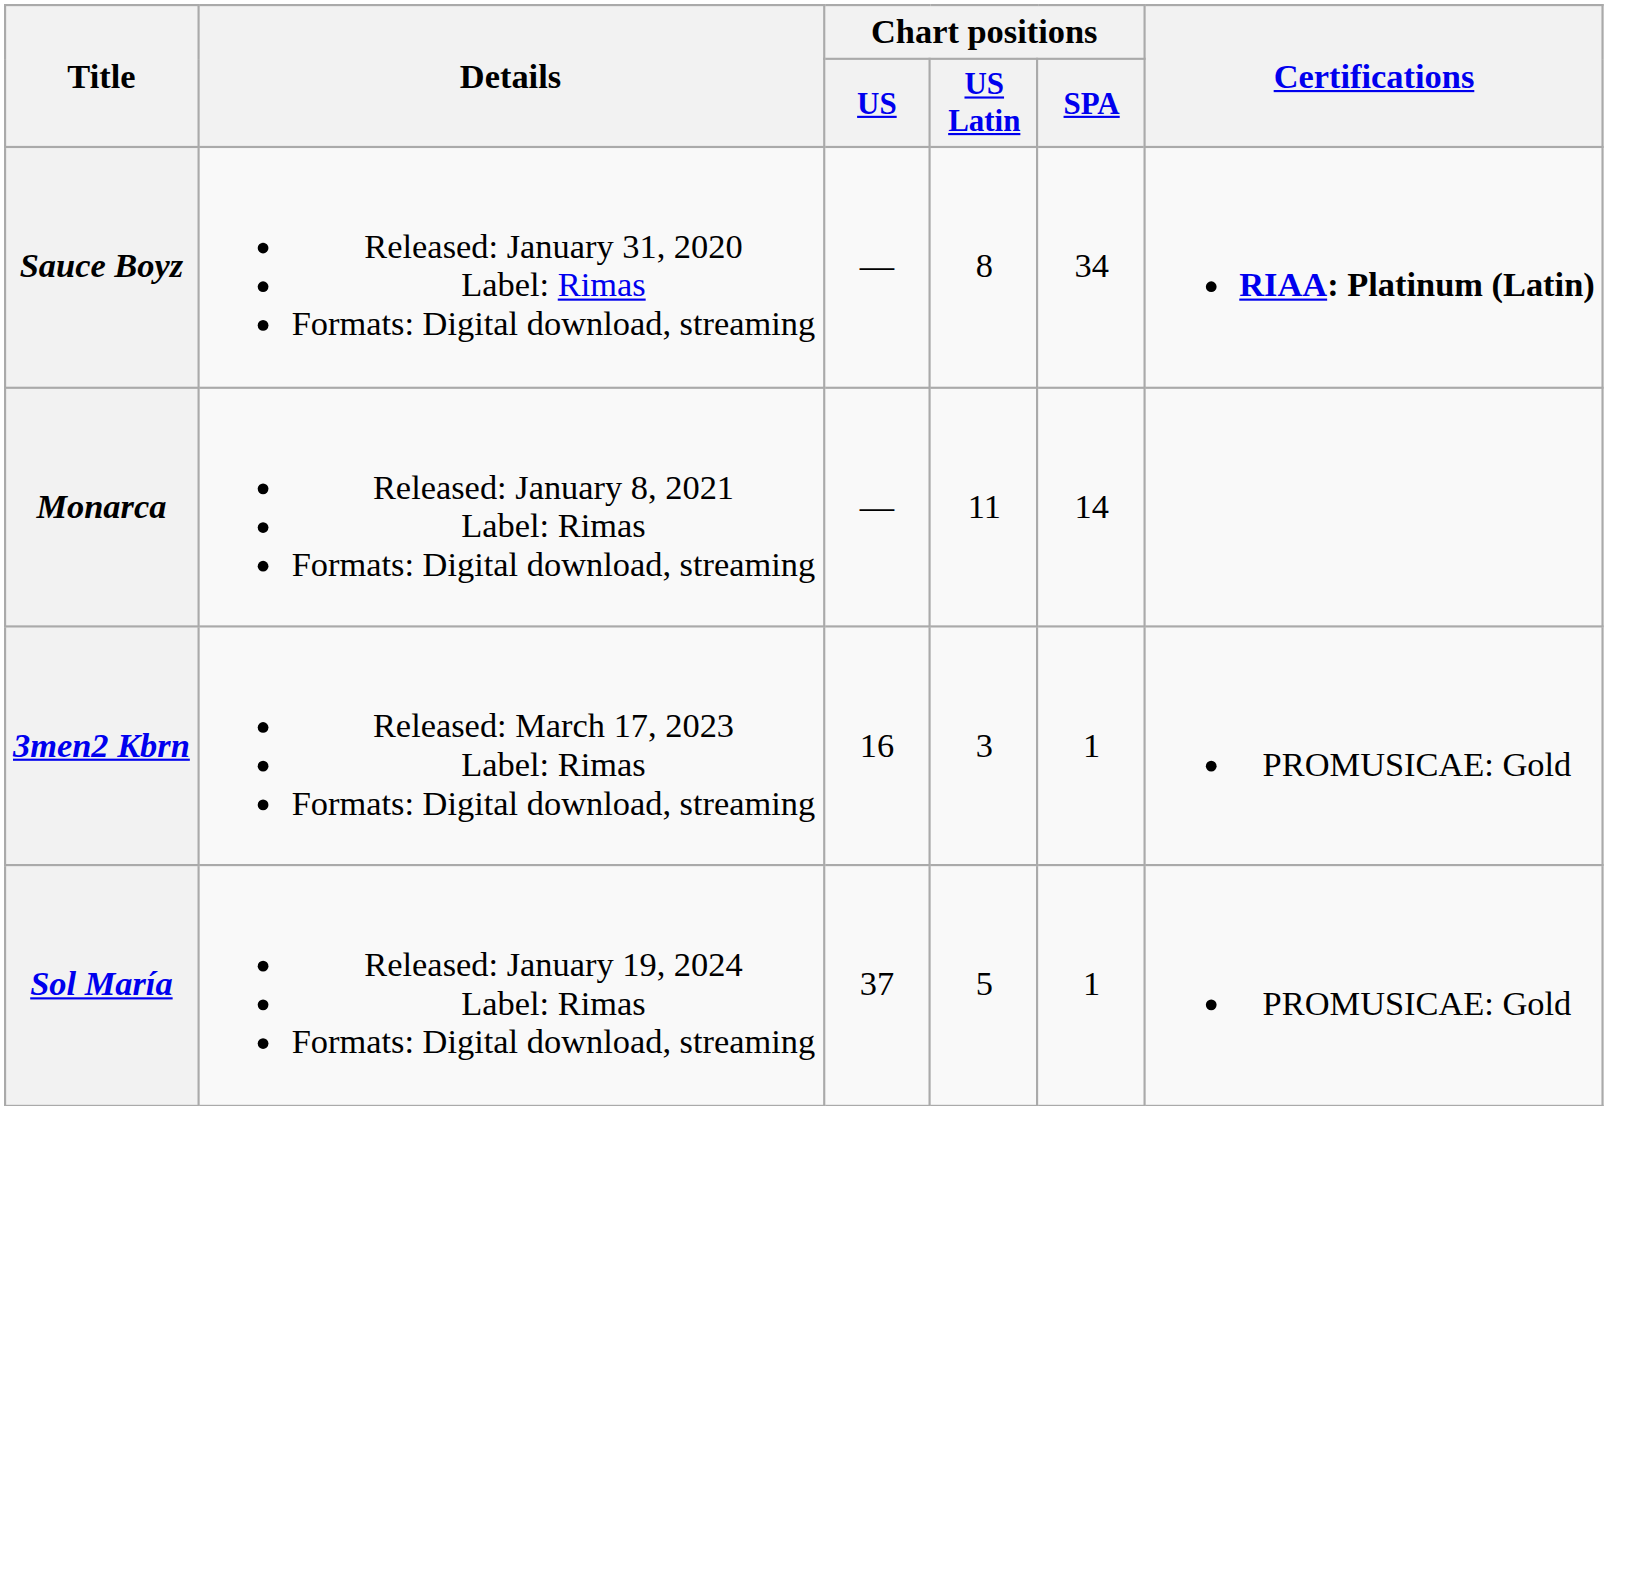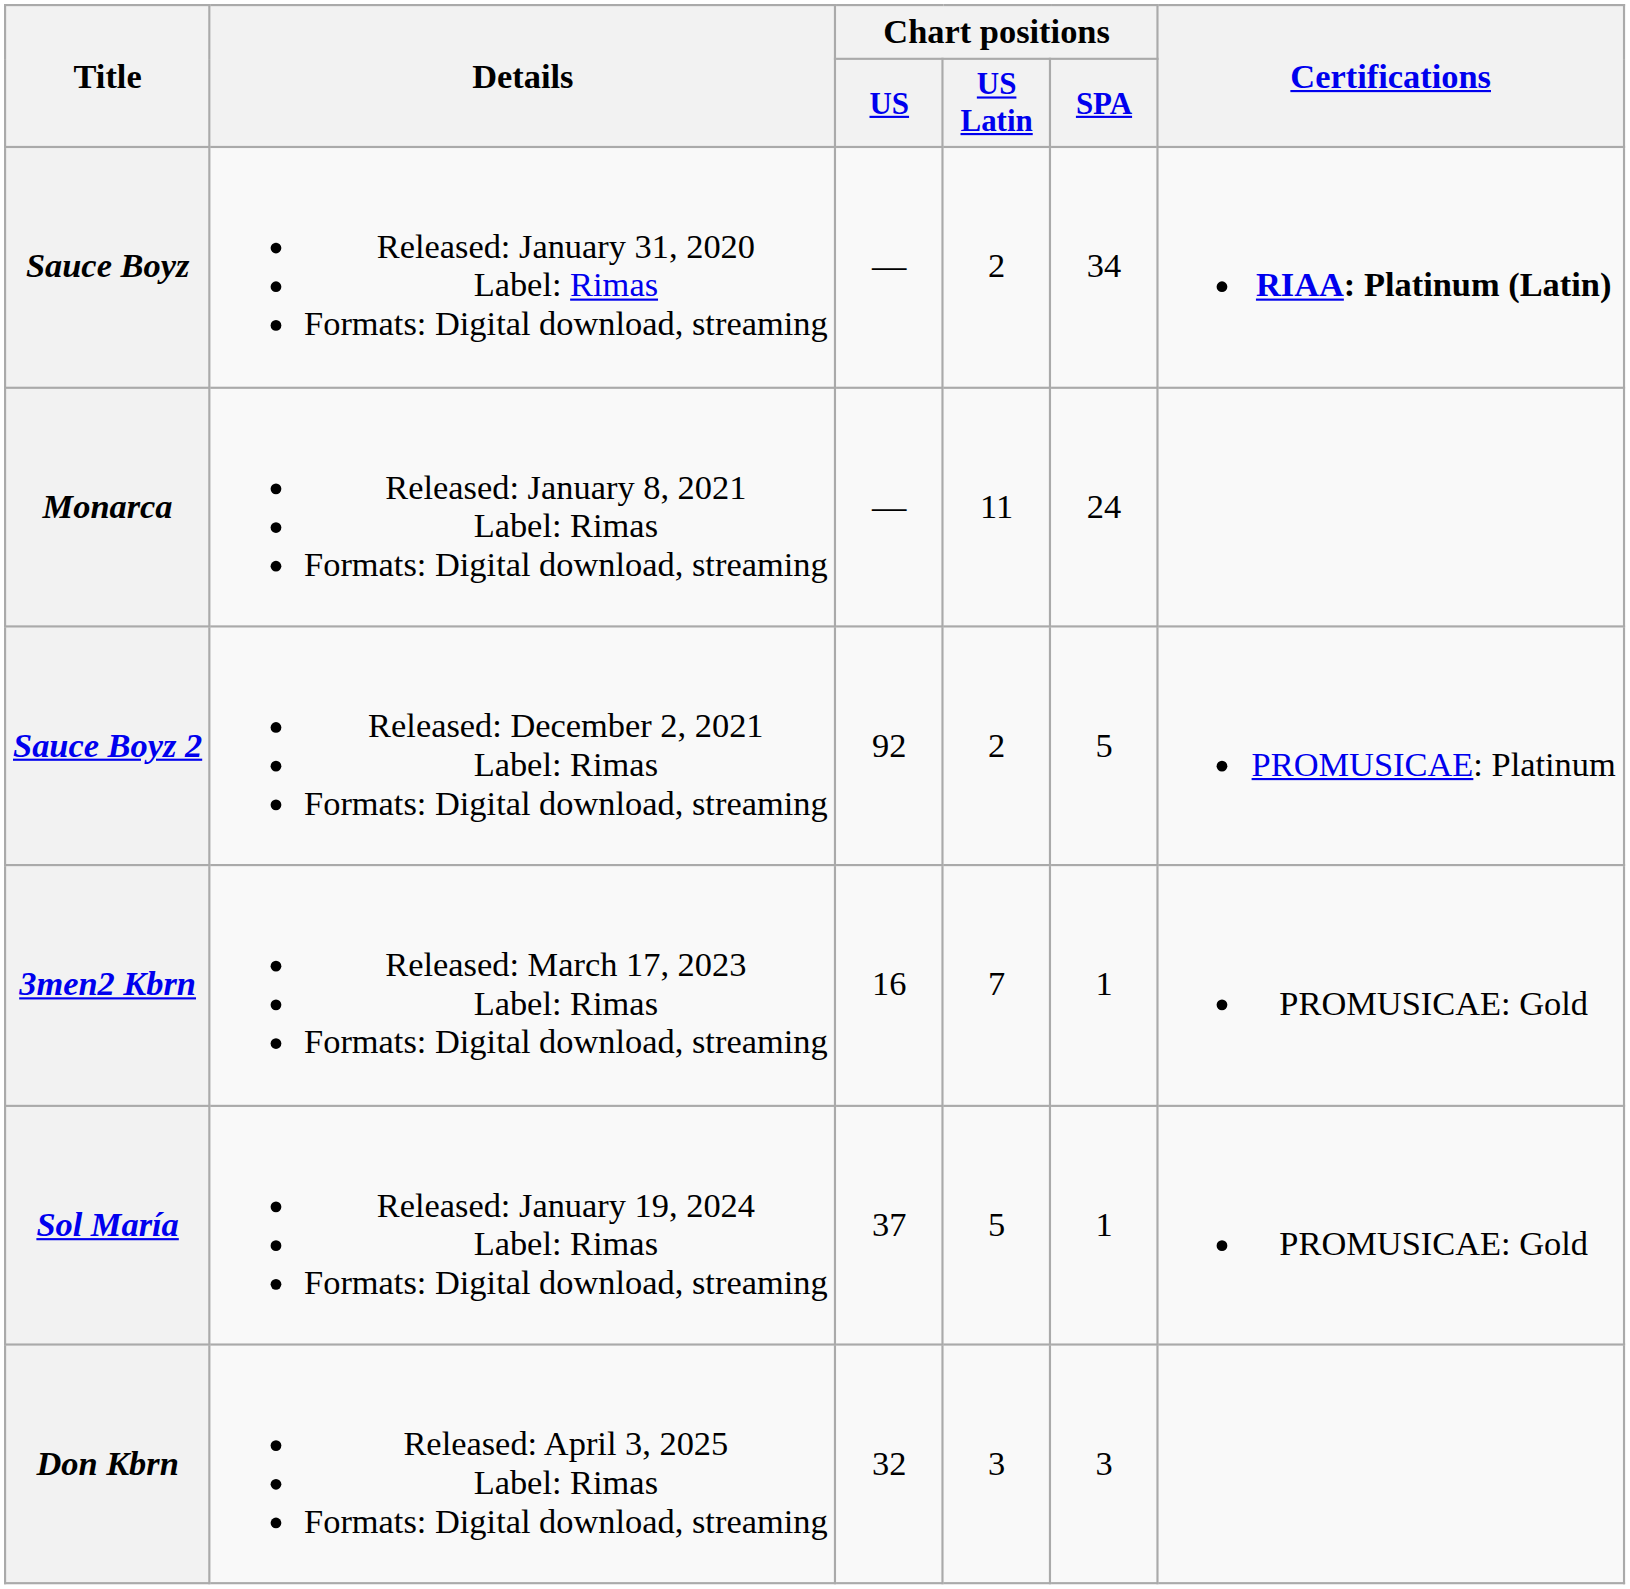(984, 266) 8 -> (997, 266) 2
(1092, 505) 14 -> (1104, 505) 24
+ row: (108, 745)
(984, 745) 3 -> (997, 984) 7
+ row: (108, 1463)
